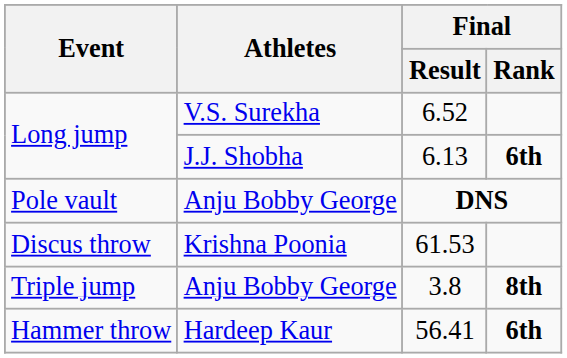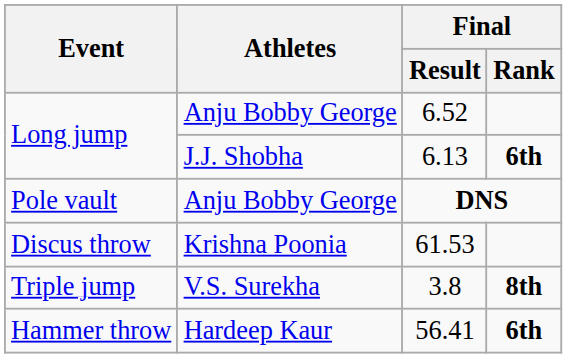(252, 113) V.S. Surekha -> (290, 113) Anju Bobby George
(290, 287) Anju Bobby George -> (252, 287) V.S. Surekha
